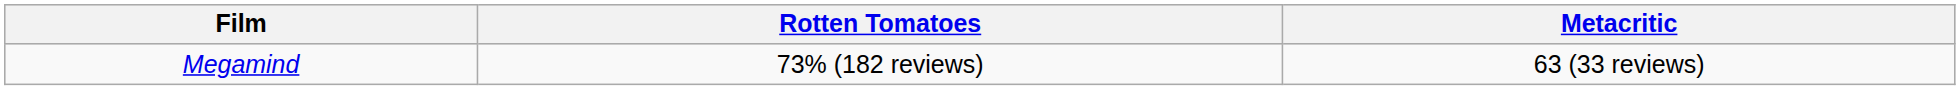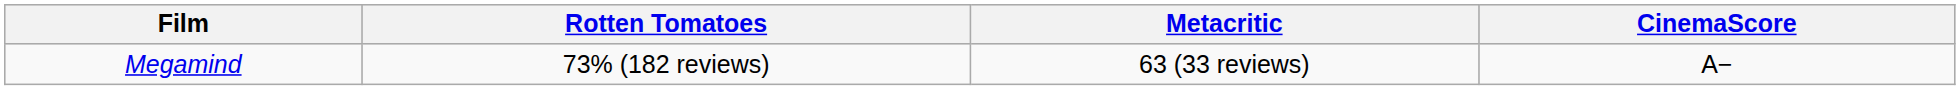+ column: (1717, 24)
